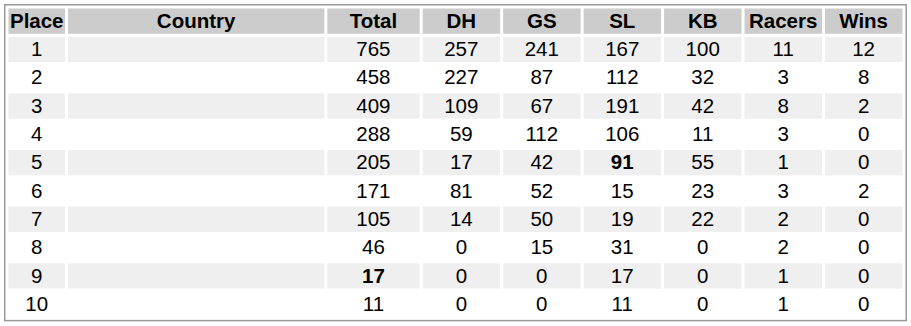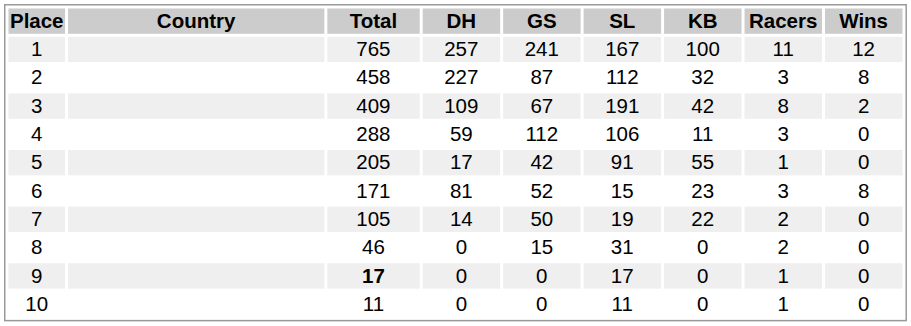(622, 163) bold -> (622, 163) normal
(864, 191) 2 -> (864, 191) 8
